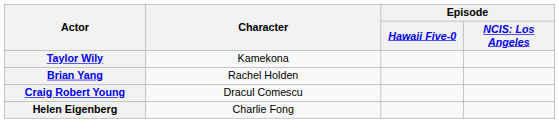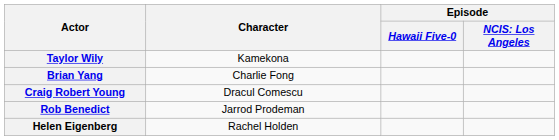(263, 76) Rachel Holden -> (263, 76) Charlie Fong
+ row: (75, 110)
(263, 110) Charlie Fong -> (263, 127) Rachel Holden
